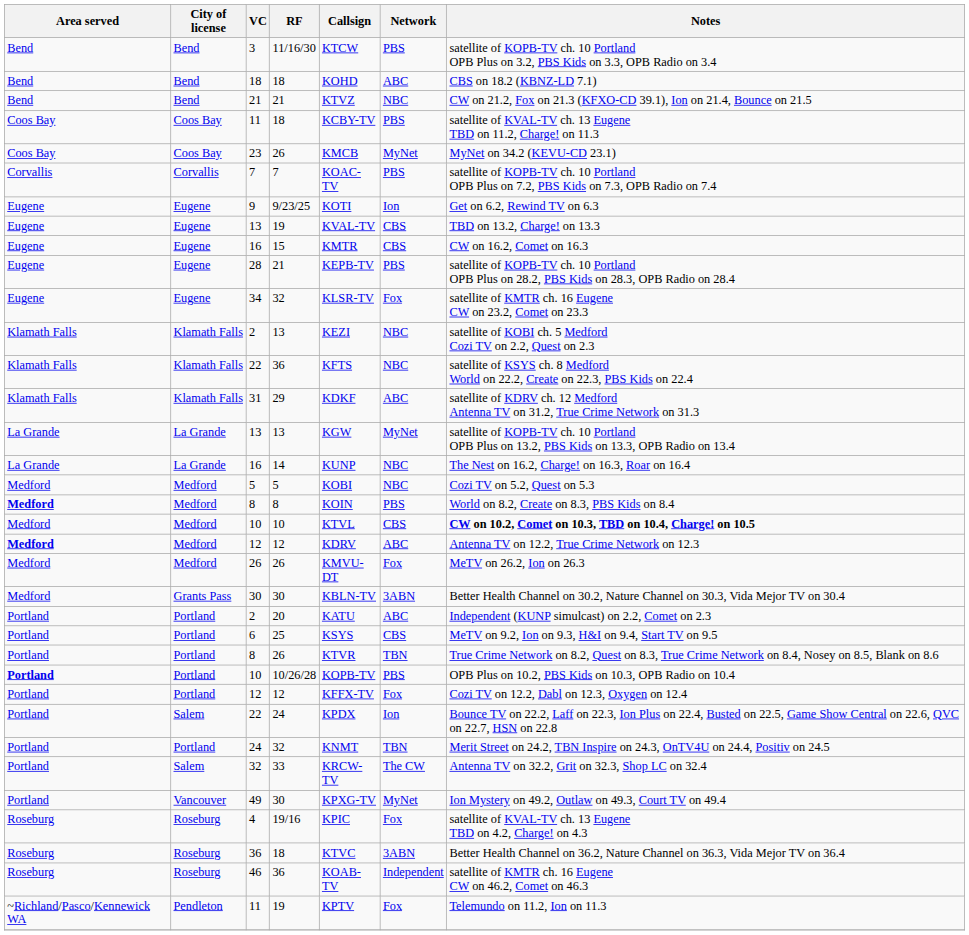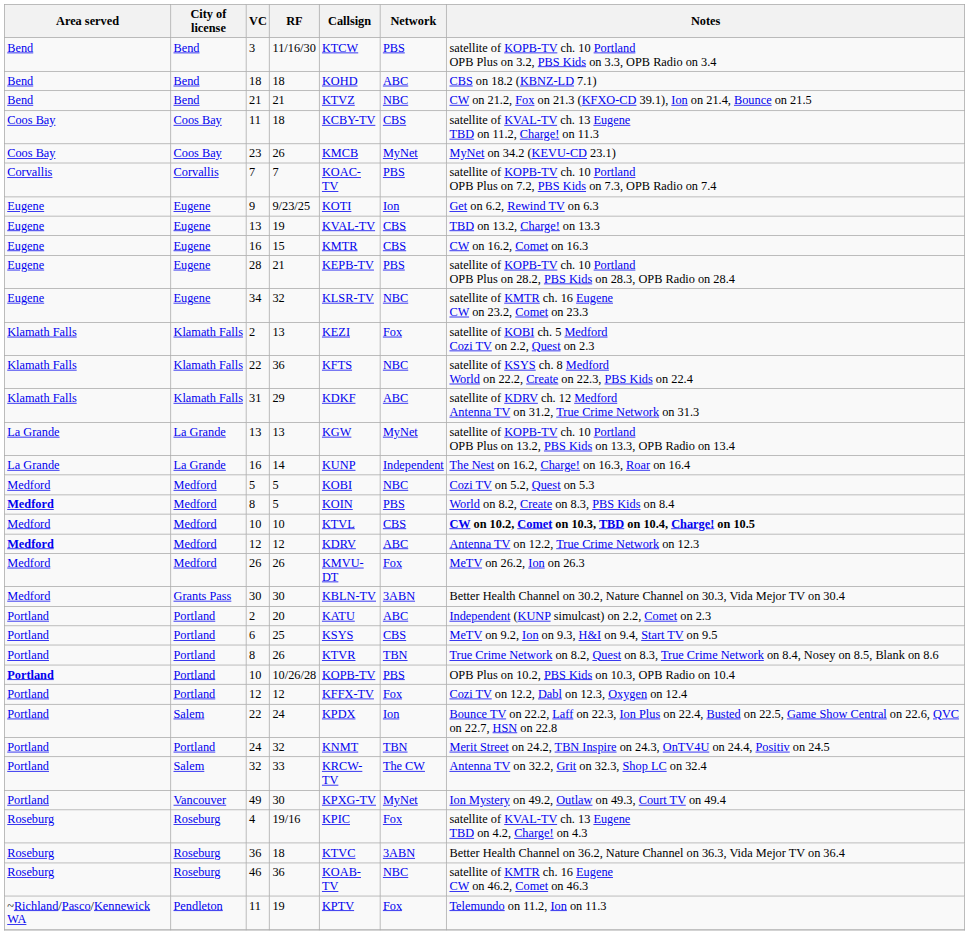(394, 120) PBS -> (395, 120) CBS
(392, 298) Fox -> (396, 298) NBC
(396, 331) NBC -> (392, 331) Fox
(396, 465) NBC -> (413, 465) Independent
(276, 504) 8 -> (276, 504) 5
(413, 872) Independent -> (396, 872) NBC
